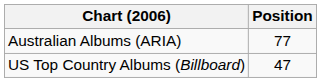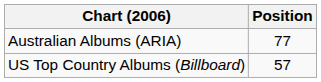(282, 65) 47 -> (282, 65) 57
